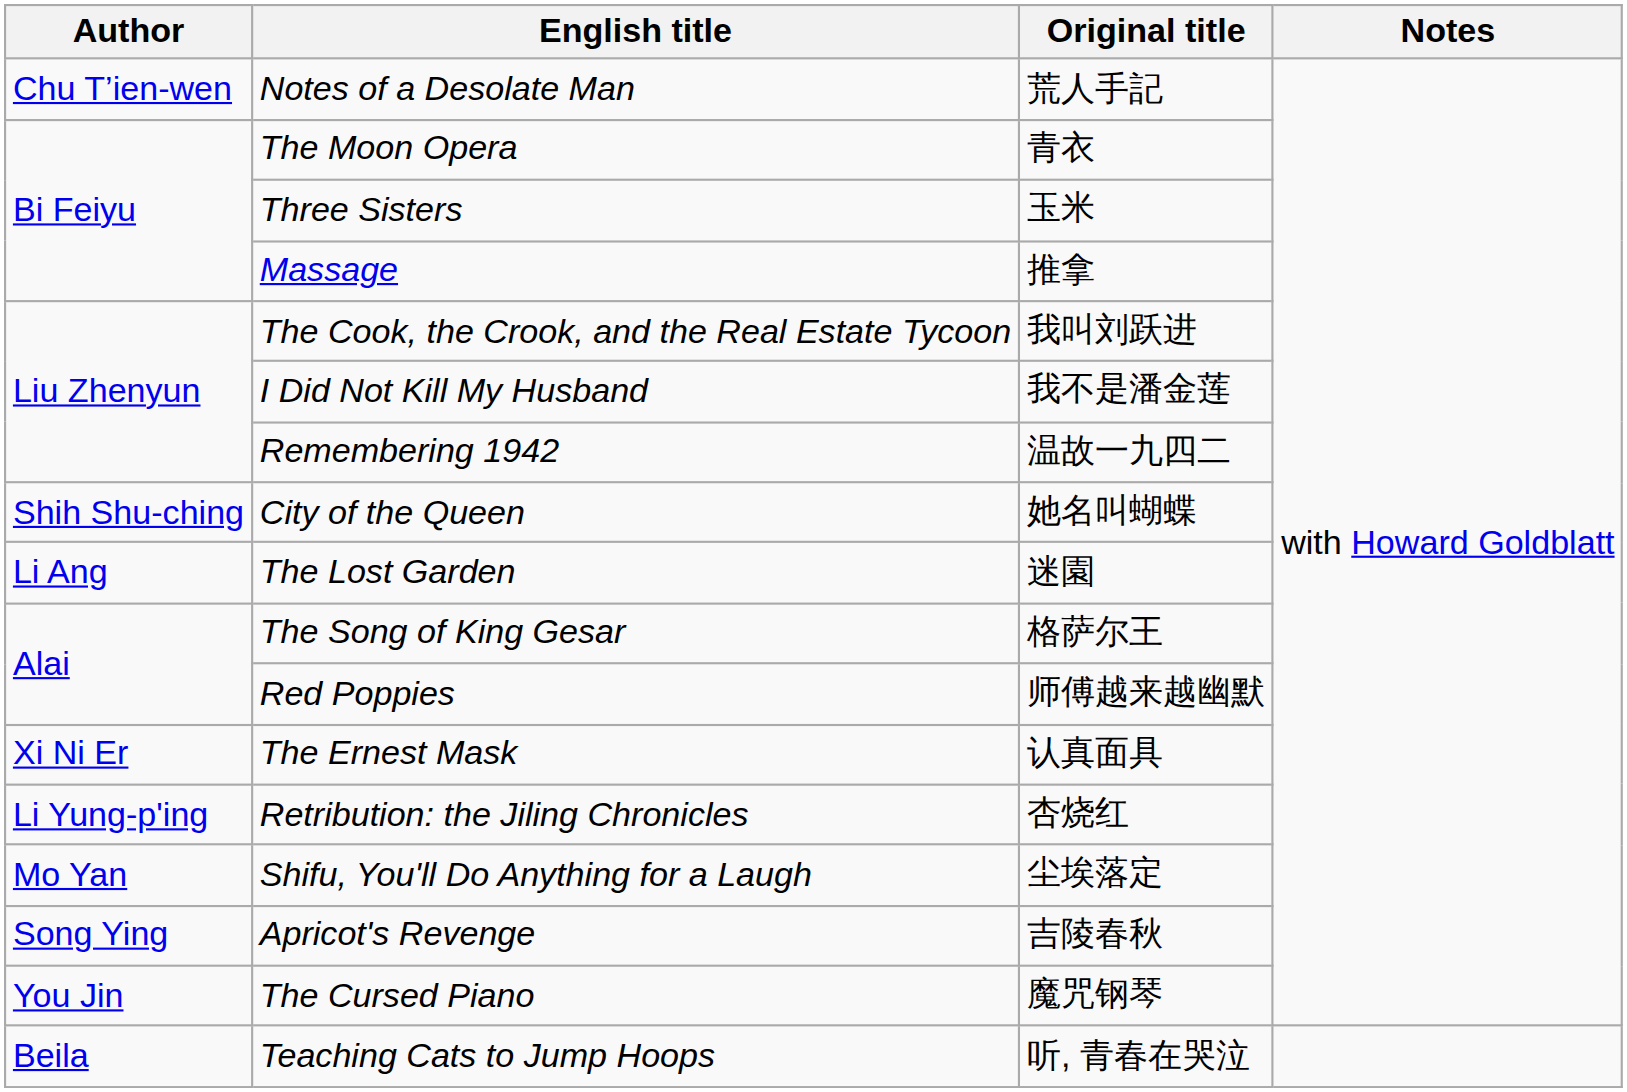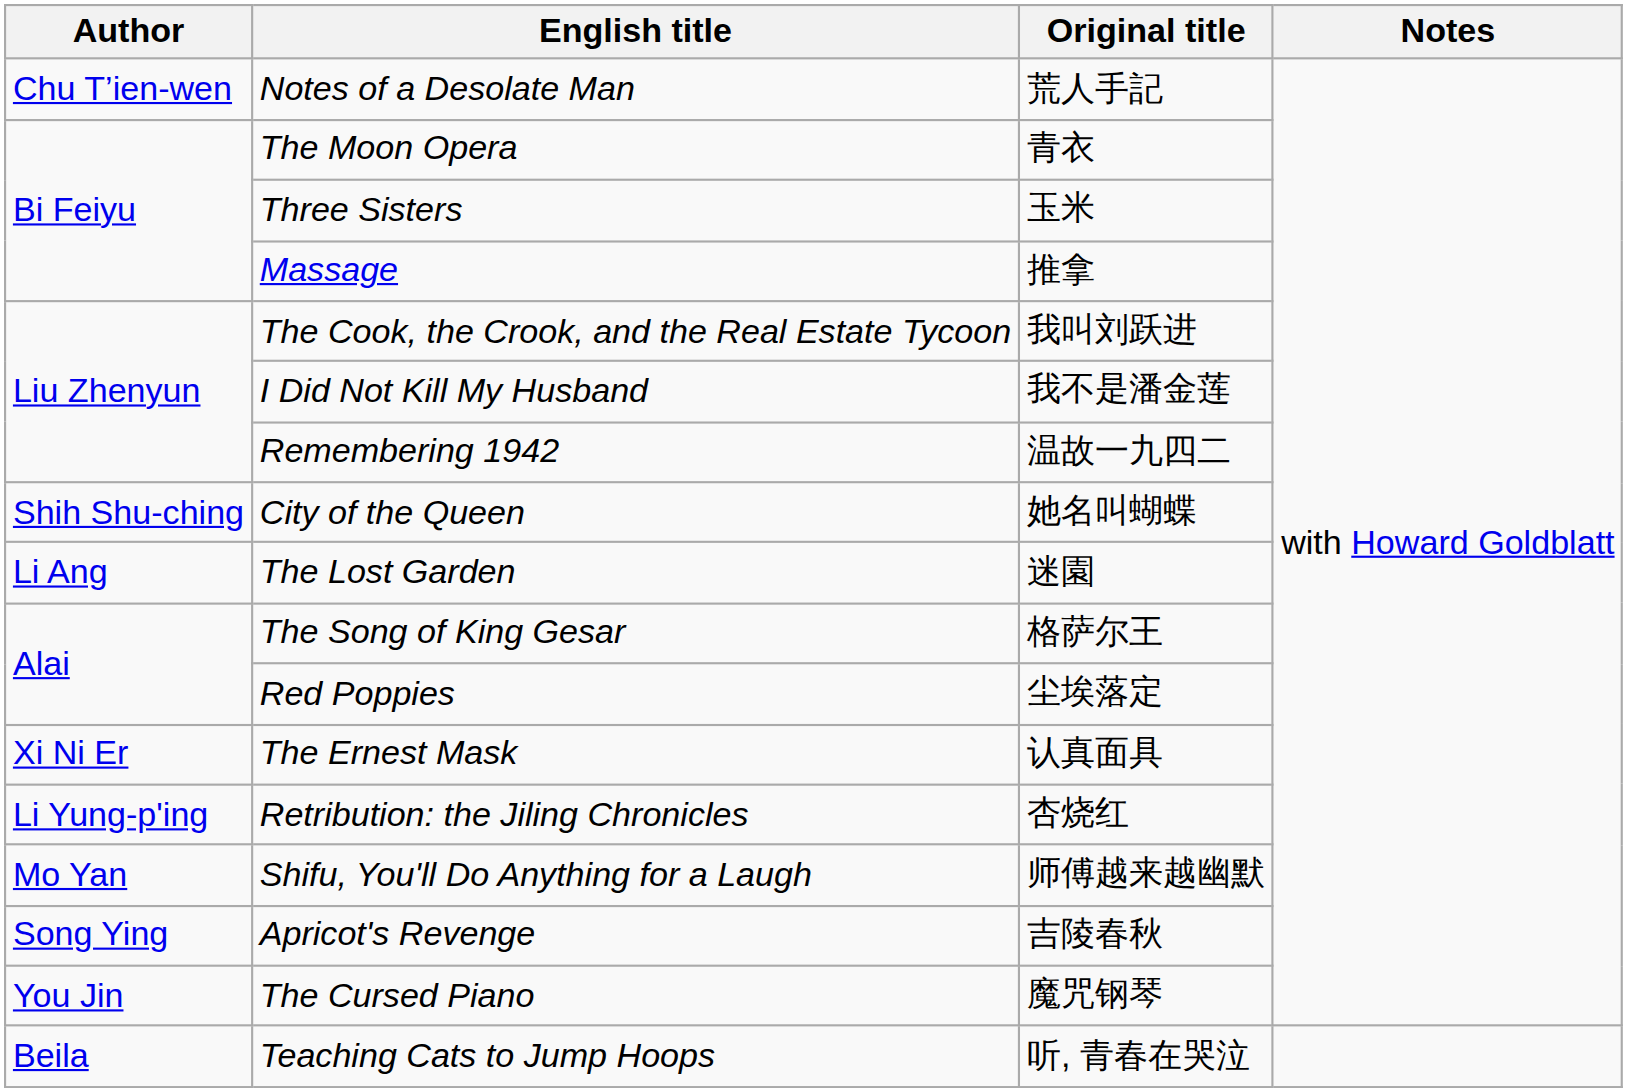(1146, 692) 师傅越来越幽默 -> (1095, 692) 尘埃落定
(1095, 873) 尘埃落定 -> (1146, 873) 师傅越来越幽默
